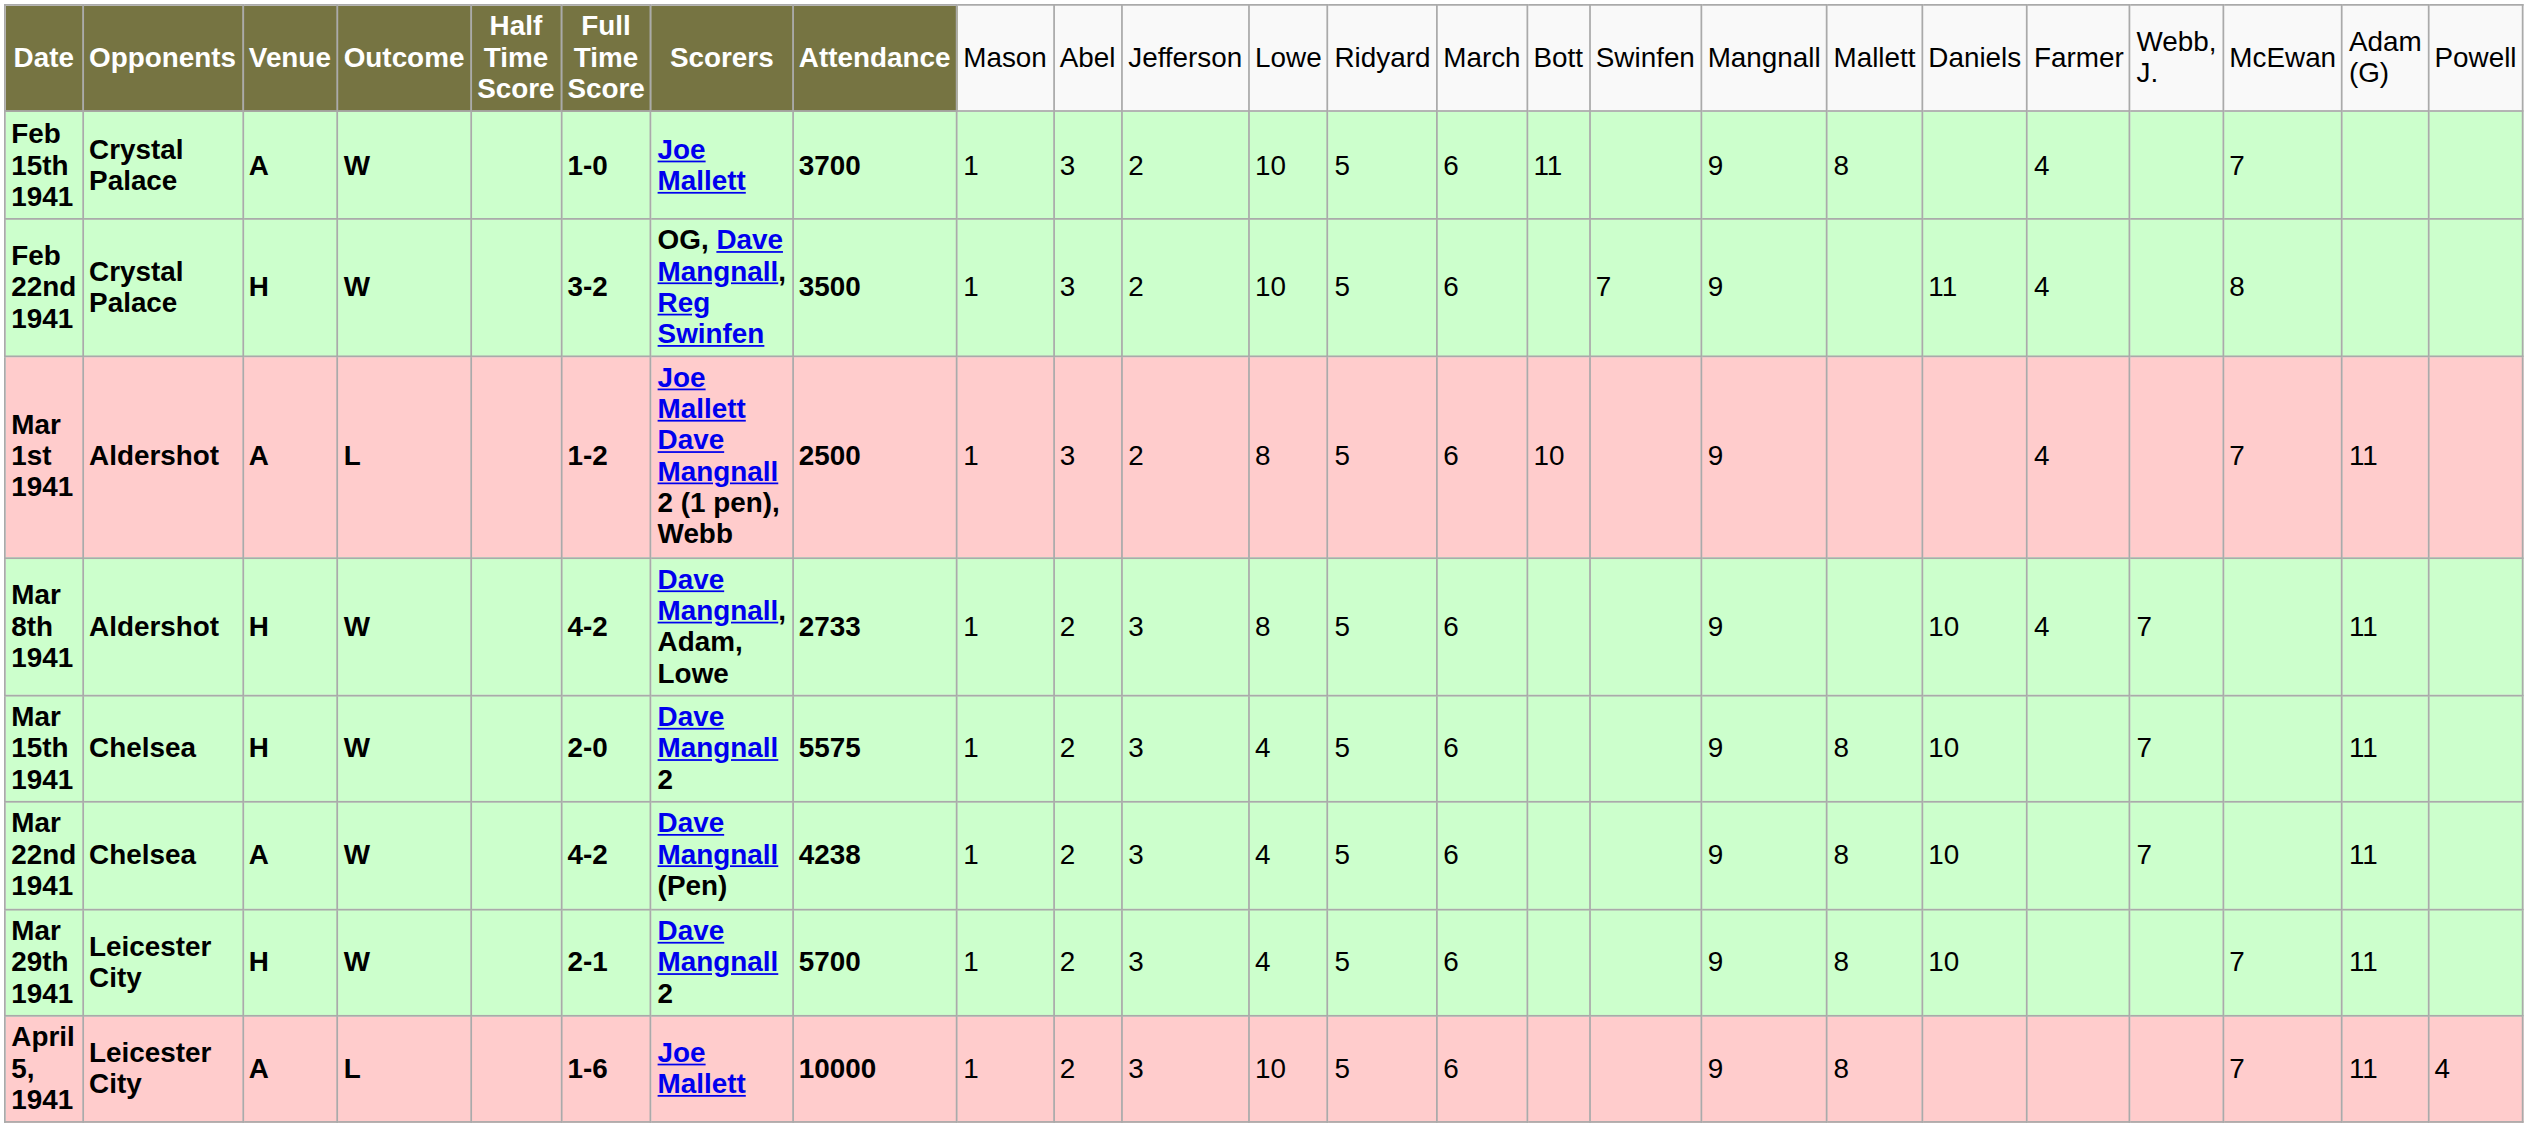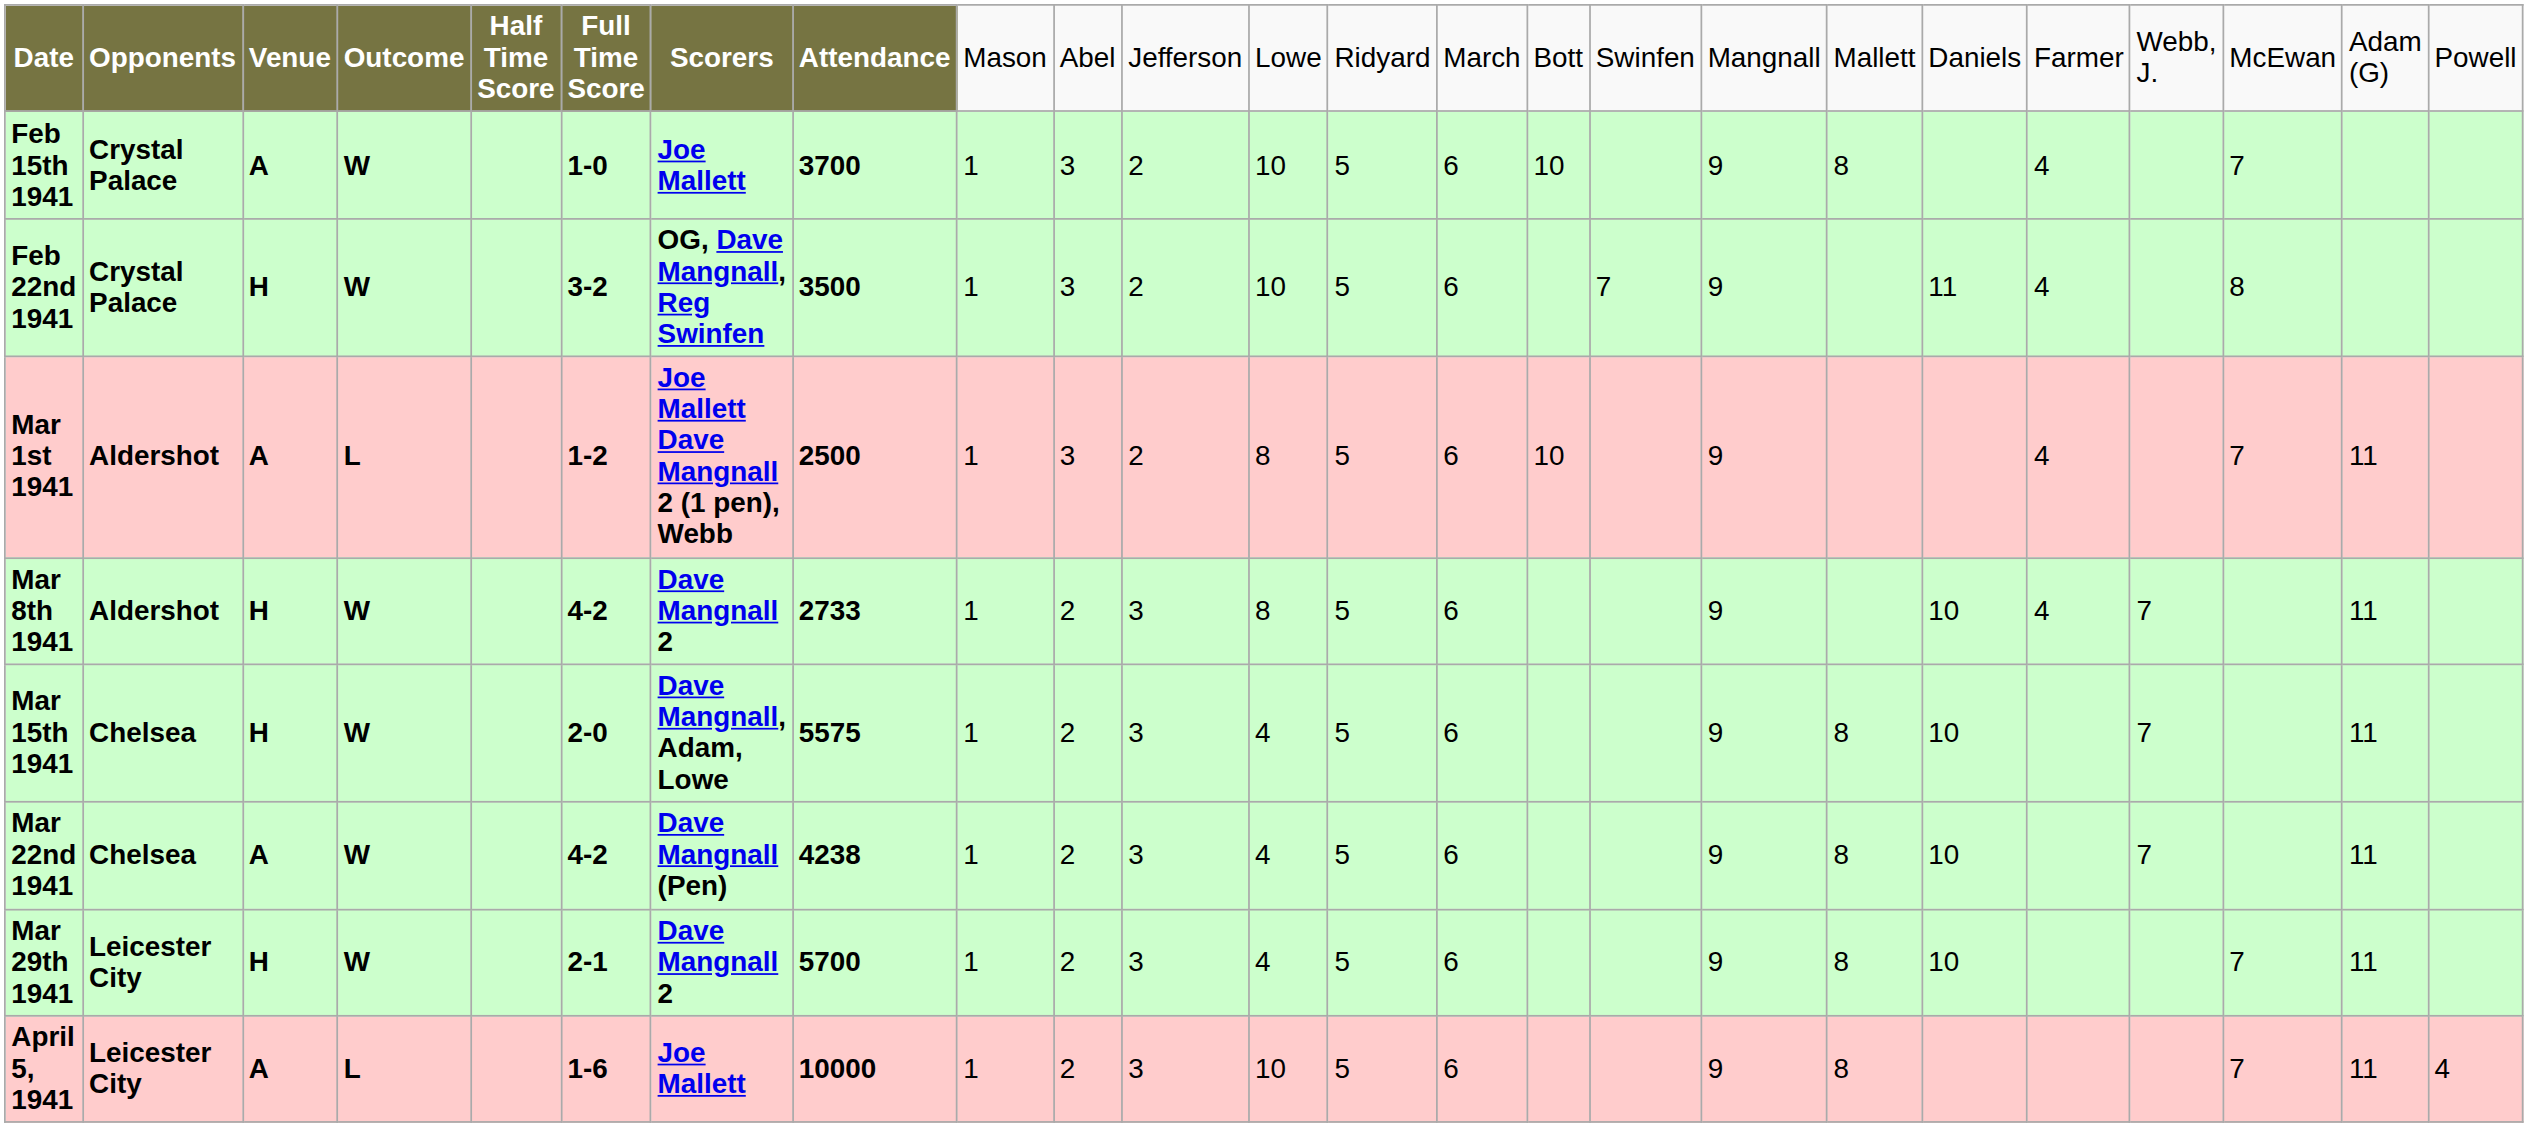(1548, 164) 11 -> (1549, 164) 10
(722, 626) Dave Mangnall, Adam, Lowe -> (718, 610) Dave Mangnall 2
(718, 748) Dave Mangnall 2 -> (722, 732) Dave Mangnall, Adam, Lowe
